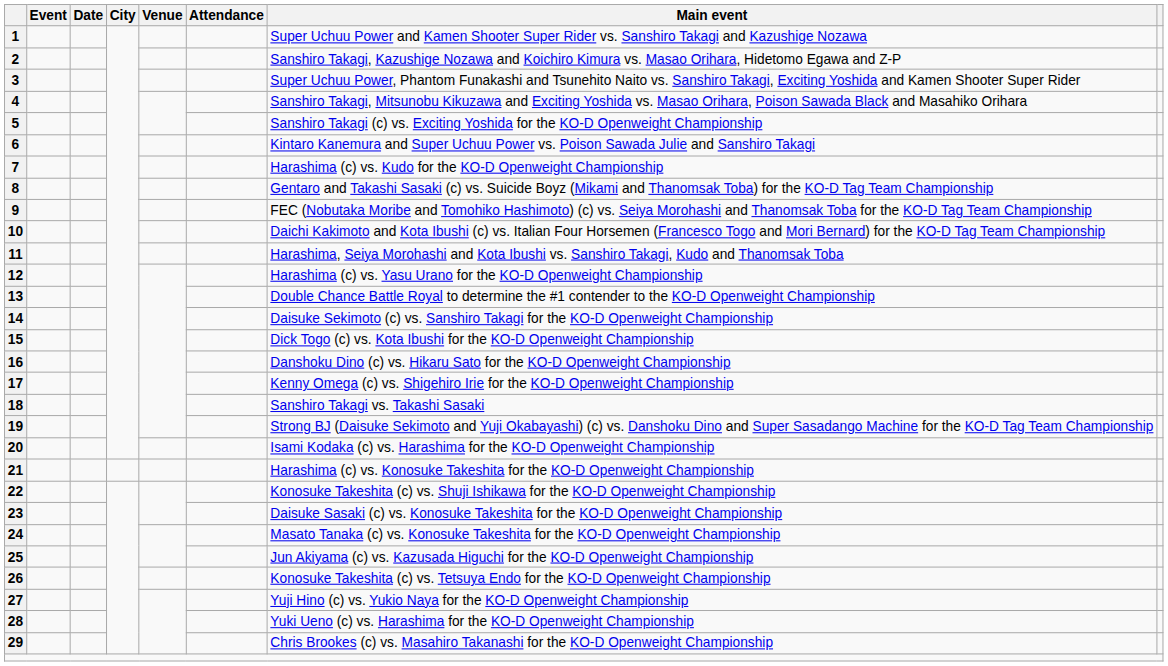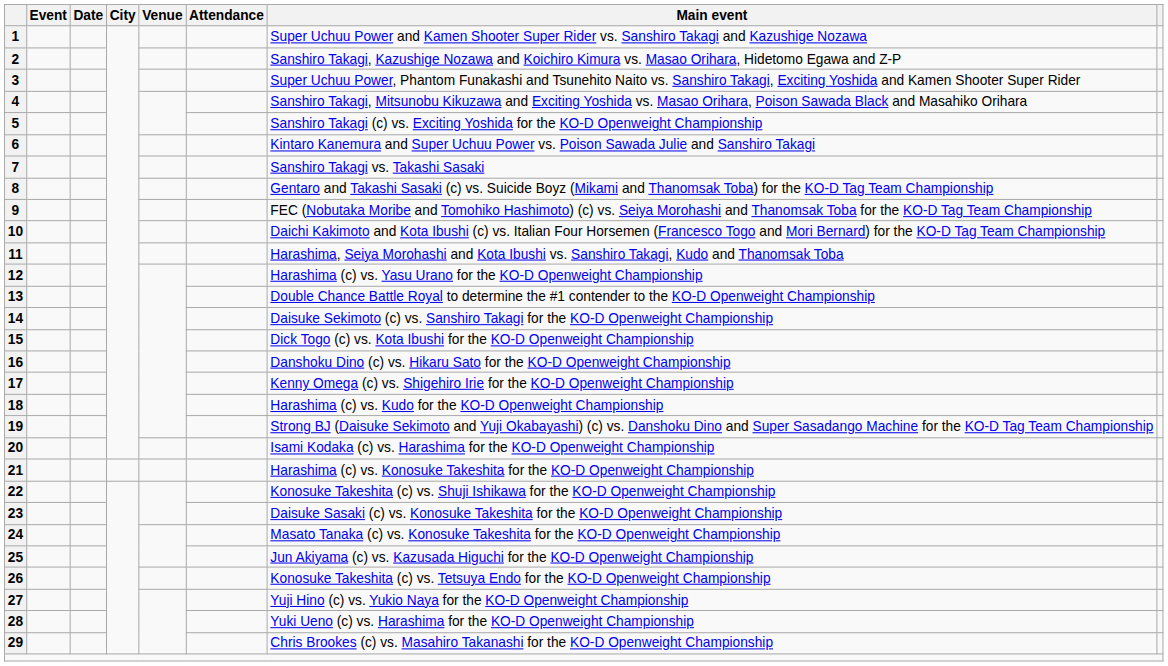(467, 166) Harashima (c) vs. Kudo for the KO-D Openweight Championship -> (377, 166) Sanshiro Takagi vs. Takashi Sasaki
(377, 405) Sanshiro Takagi vs. Takashi Sasaki -> (467, 405) Harashima (c) vs. Kudo for the KO-D Openweight Championship
